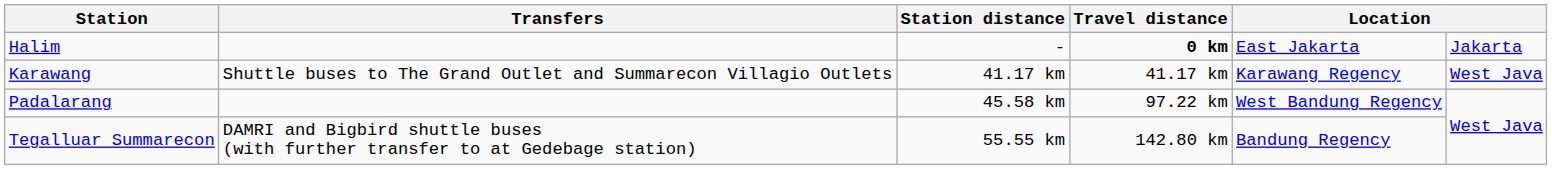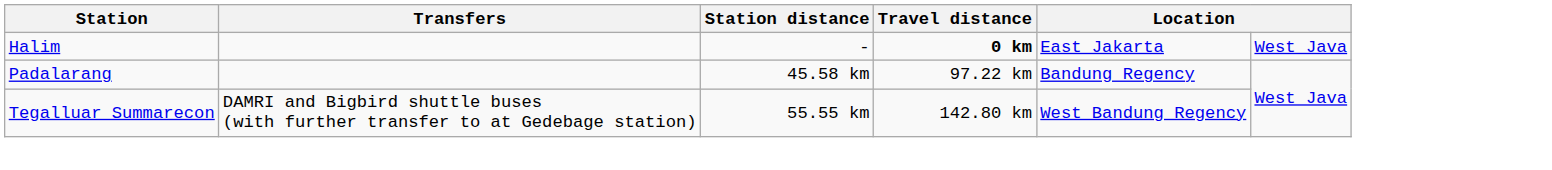(1486, 47) Jakarta -> (1301, 47) West Java
- row: (50, 75)
(1339, 103) West Bandung Regency -> (1118, 75) Bandung Regency
(1313, 140) Bandung Regency -> (1143, 112) West Bandung Regency
